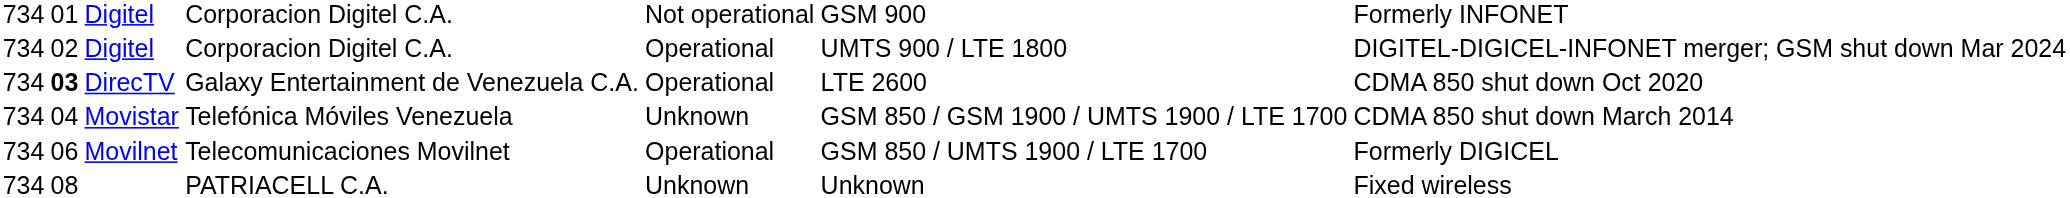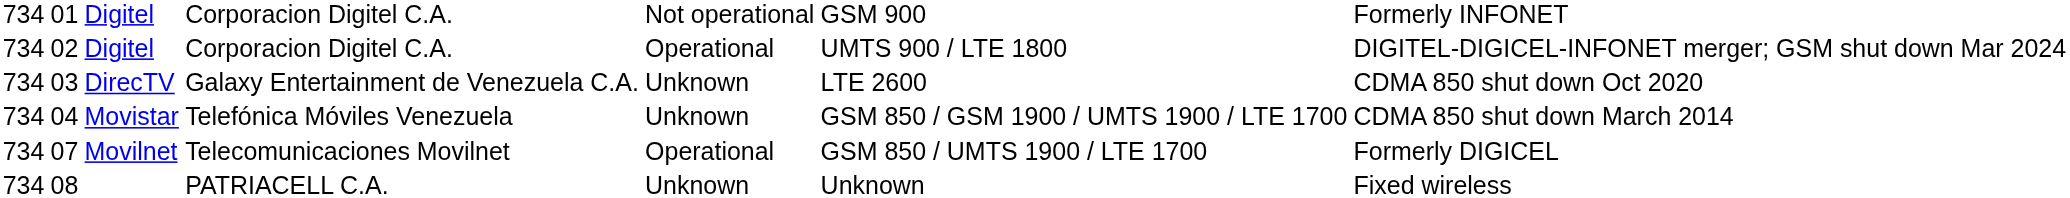(64, 83) bold -> (64, 83) normal
(710, 83) Operational -> (697, 83) Unknown
(64, 151) 06 -> (64, 151) 07
